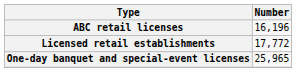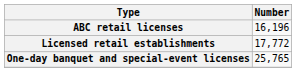(272, 59) 25,965 -> (272, 59) 25,765
